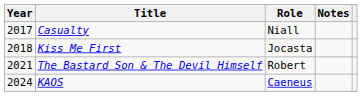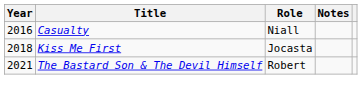(20, 30) 2017 -> (20, 30) 2016
- row: (51, 83)
